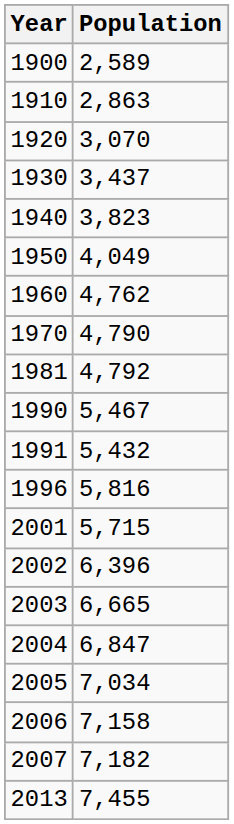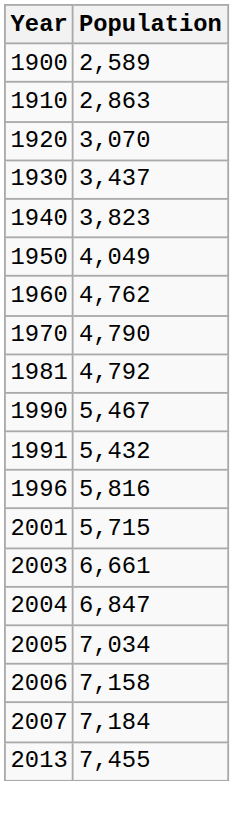- row: (39, 567)
(115, 606) 6,665 -> (115, 567) 6,661
(115, 761) 7,182 -> (115, 722) 7,184
